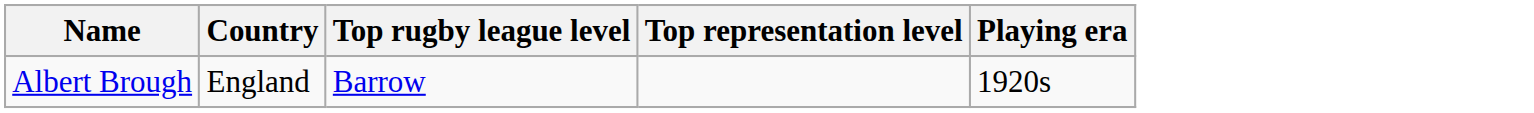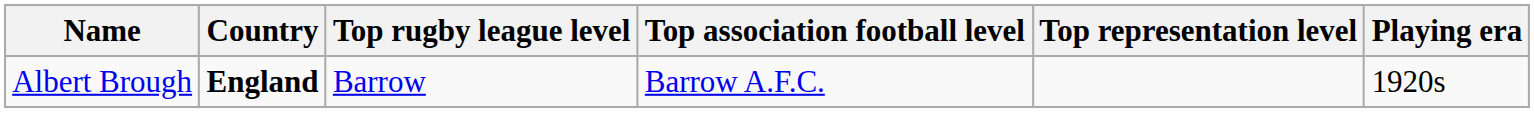+ column: (835, 30)
(258, 81) normal -> (262, 81) bold
